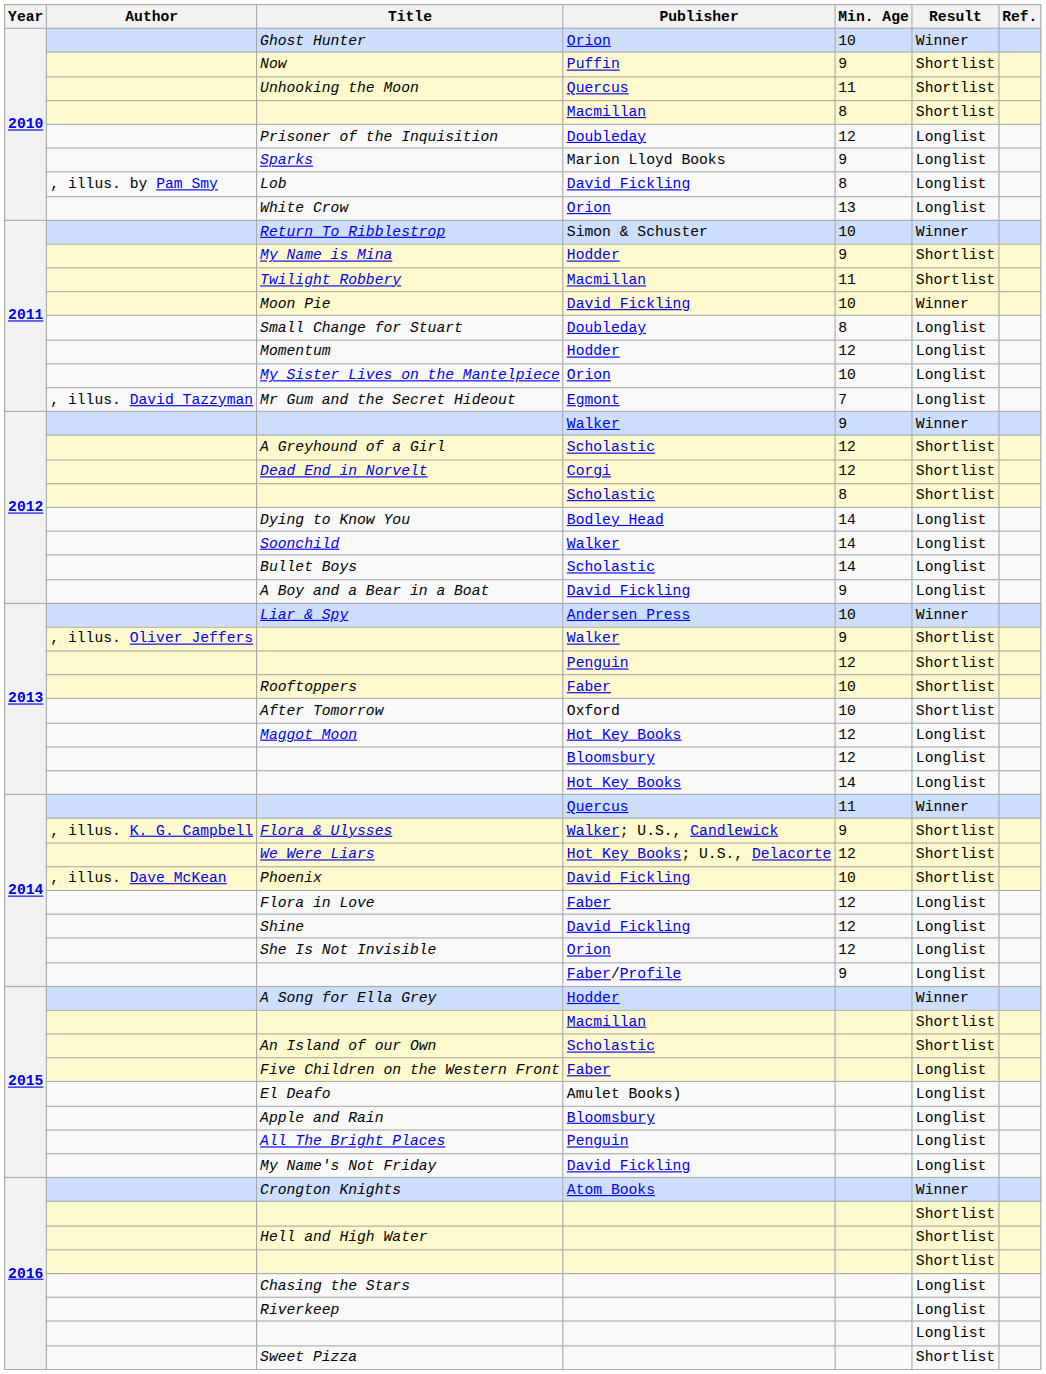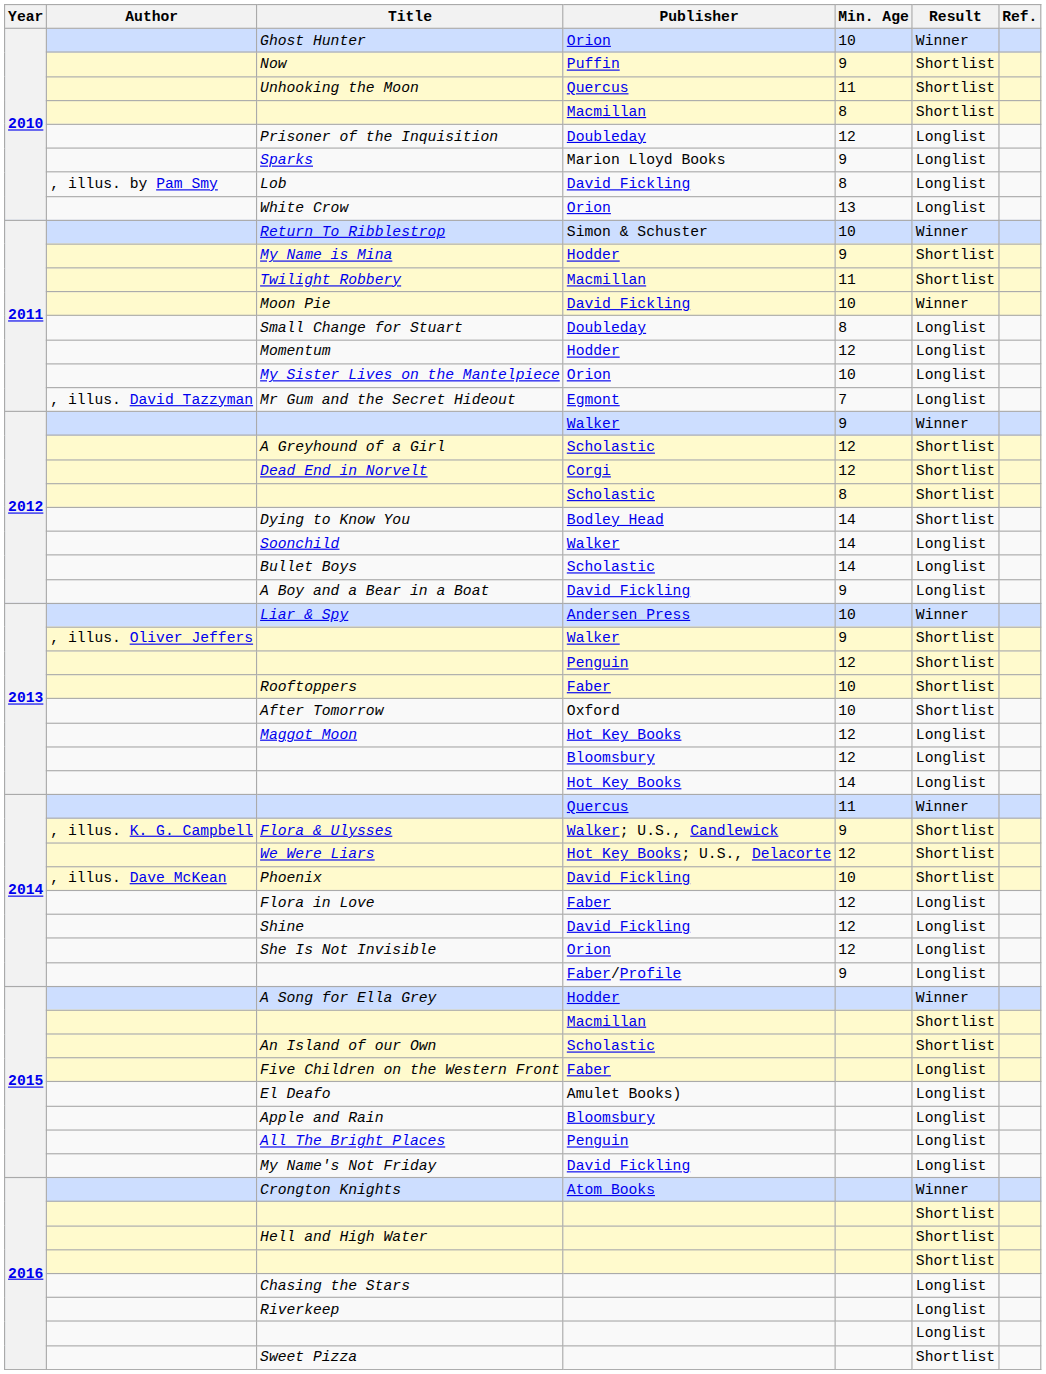(951, 519) Longlist -> (955, 519) Shortlist
